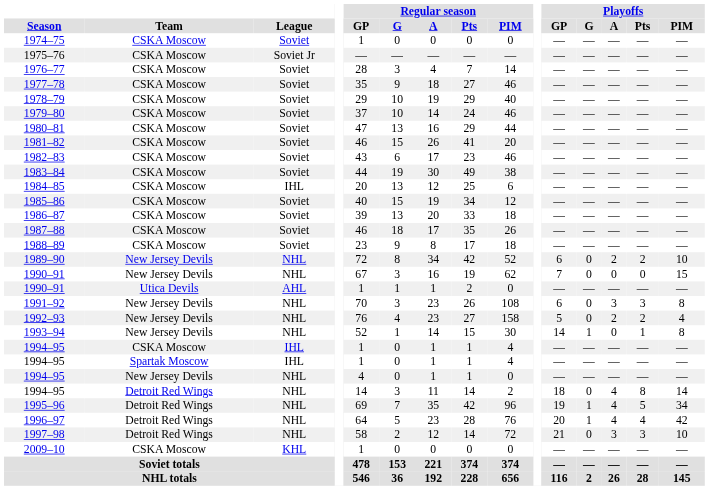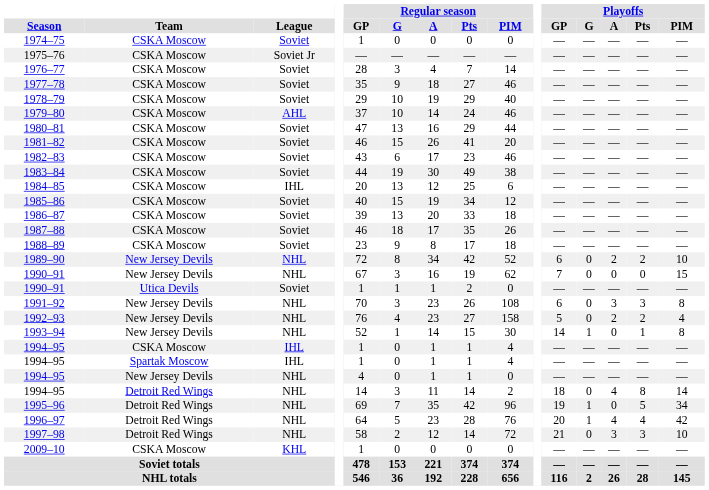(294, 113) Soviet -> (294, 113) AHL
(294, 288) AHL -> (294, 288) Soviet
(614, 405) 4 -> (614, 405) 0
